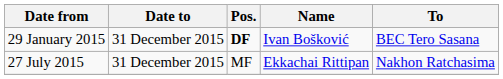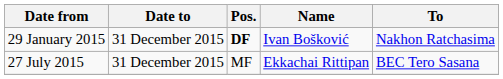(428, 39) BEC Tero Sasana -> (435, 39) Nakhon Ratchasima
(435, 62) Nakhon Ratchasima -> (428, 62) BEC Tero Sasana
